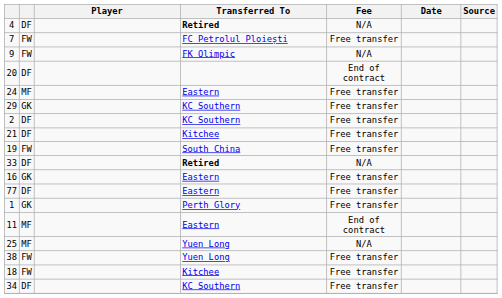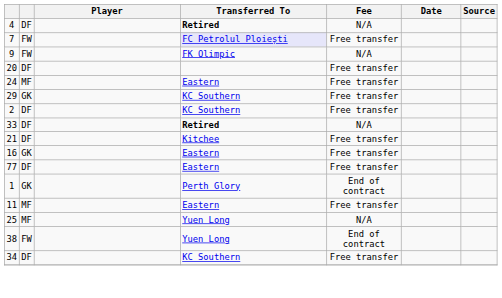(235, 40) no background -> (235, 40) lavender background
(364, 73) End of contract -> (364, 68) Free transfer
rows swapped: (12, 135) <-> (12, 163)
- row: (12, 149)
(364, 206) Free transfer -> (364, 187) End of contract
(364, 225) End of contract -> (364, 206) Free transfer
(364, 258) Free transfer -> (364, 239) End of contract
- row: (12, 272)
